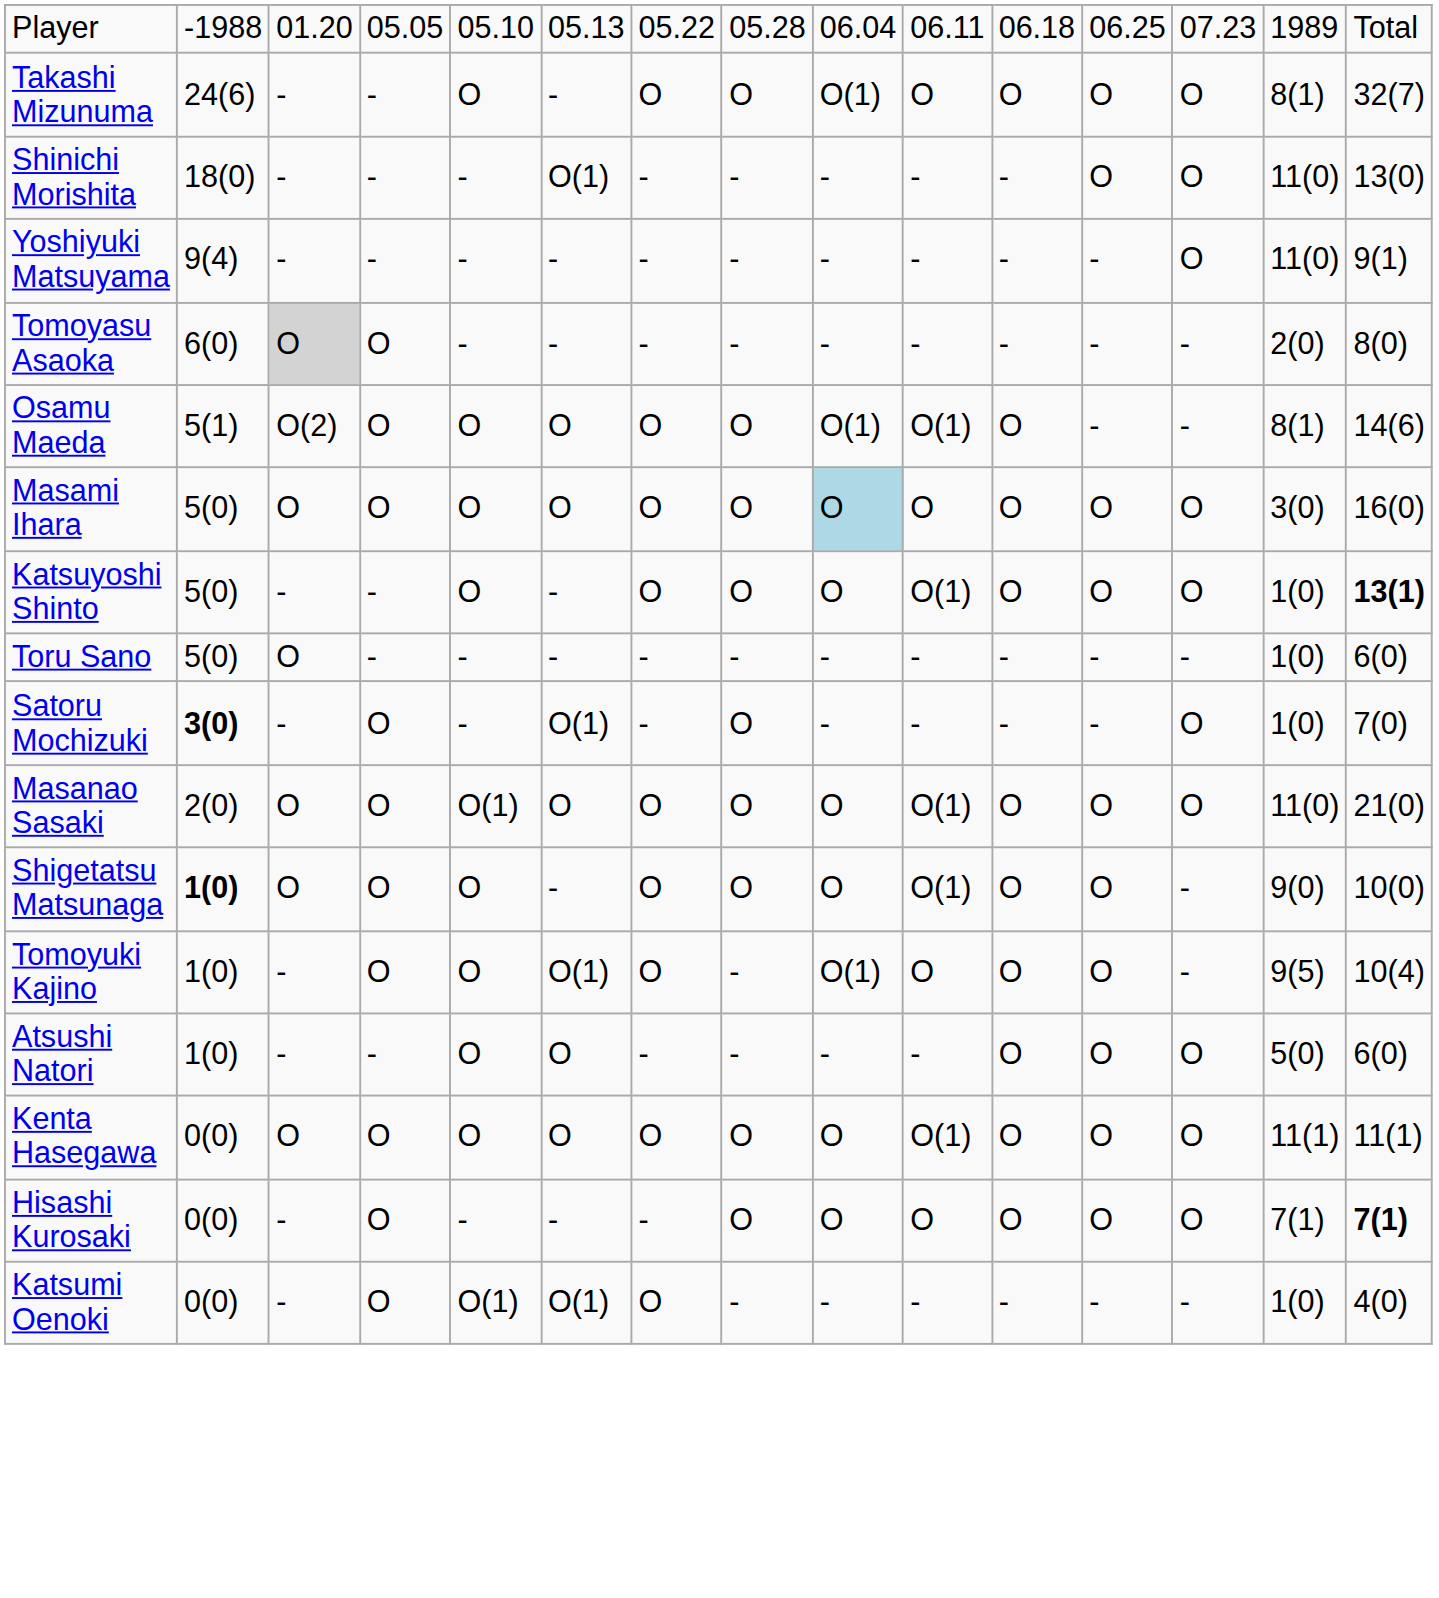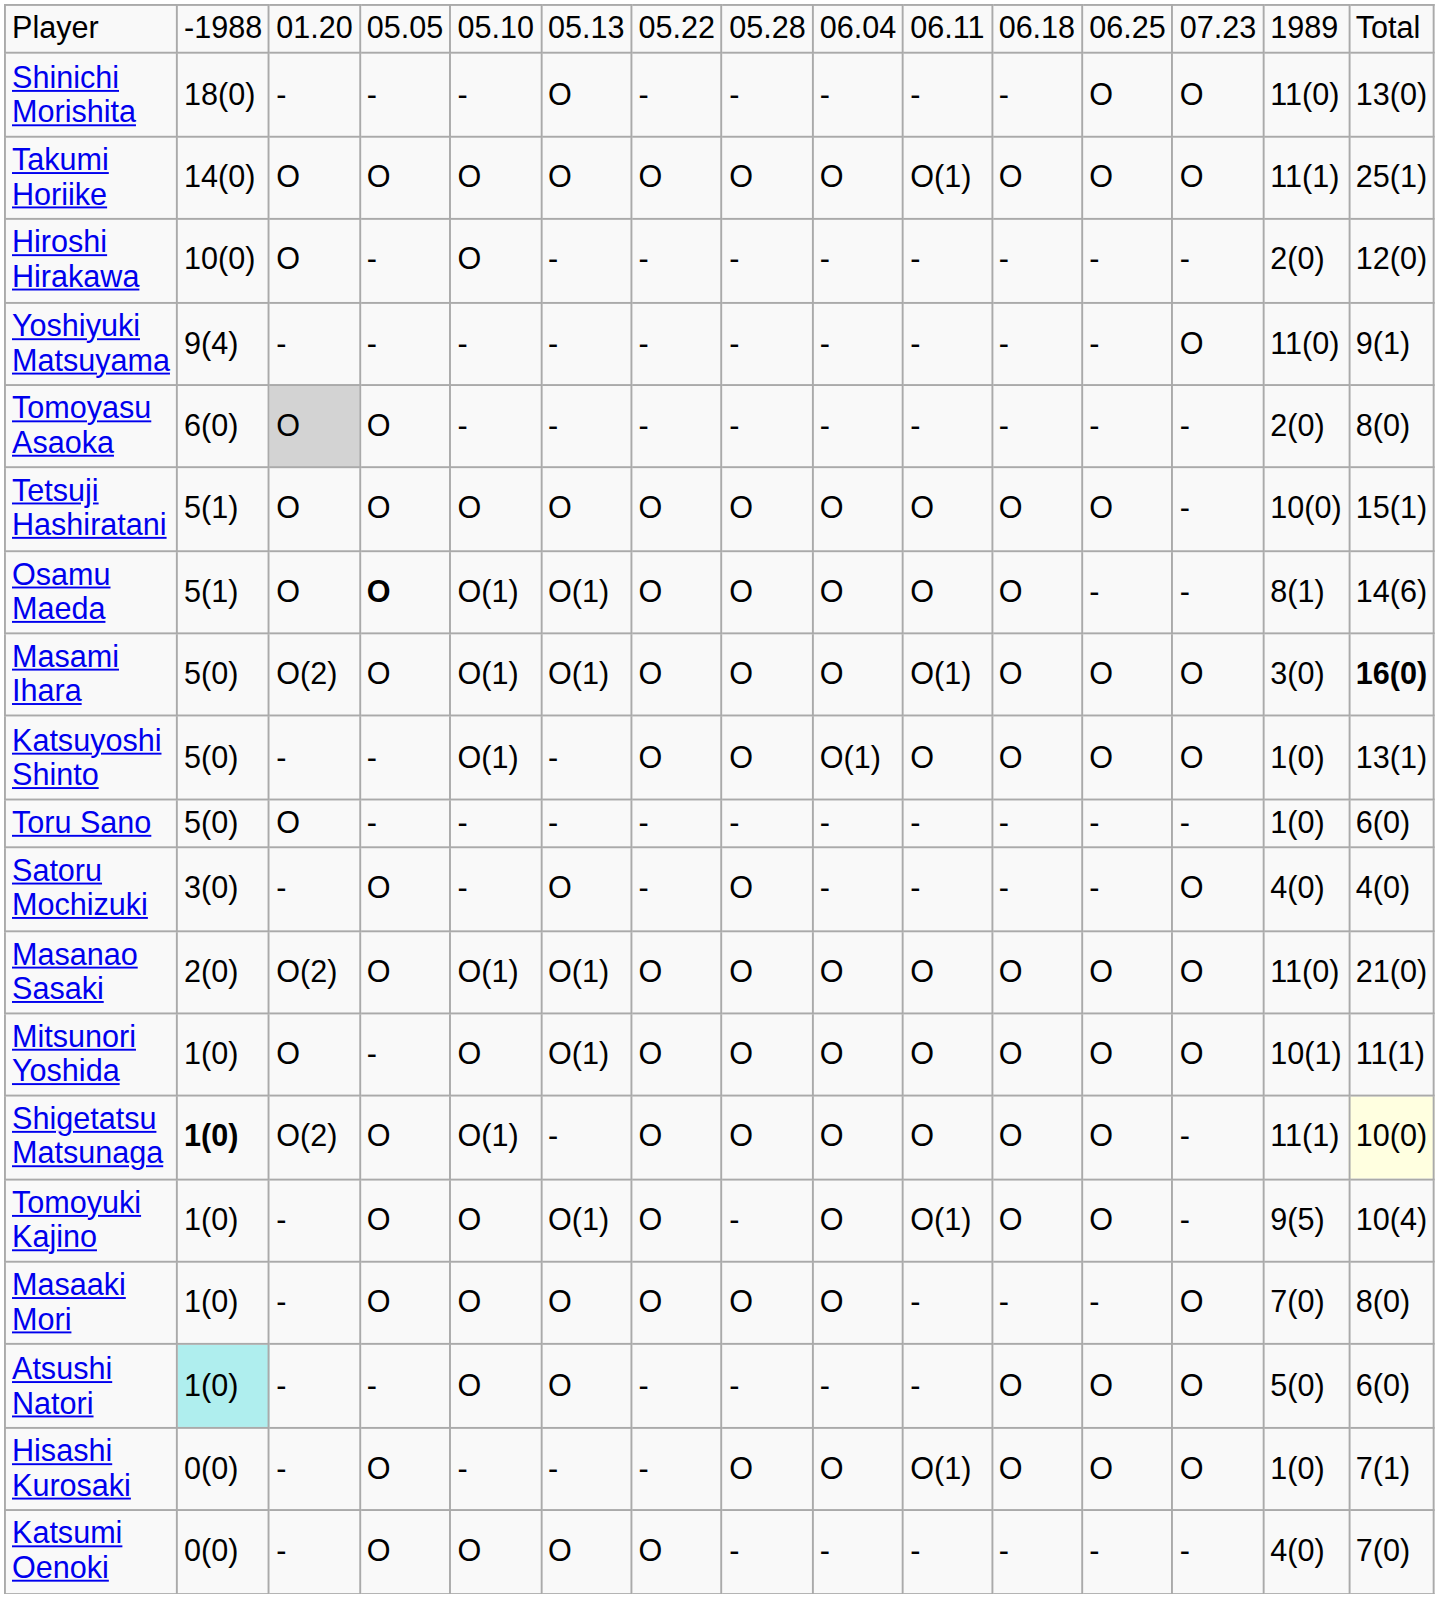- row: (82, 94)
(579, 177) O(1) -> (560, 94) O
+ row: (60, 177)
+ row: (76, 260)
+ row: (89, 508)
(307, 425) O(2) -> (288, 591) O
(379, 425) normal -> (379, 591) bold
(469, 425) O -> (488, 591) O(1)
(560, 425) O -> (579, 591) O(1)
(850, 425) O(1) -> (832, 591) O
(941, 425) O(1) -> (922, 591) O
(288, 508) O -> (307, 674) O(2)
(469, 508) O -> (488, 674) O(1)
(560, 508) O -> (579, 674) O(1)
(832, 508) lightblue background -> (832, 674) no background
(922, 508) O -> (941, 674) O(1)
(1389, 508) normal -> (1391, 674) bold
(469, 591) O -> (488, 757) O(1)
(832, 591) O -> (850, 757) O(1)
(941, 591) O(1) -> (922, 757) O
(1389, 591) bold -> (1391, 757) normal
(211, 722) bold -> (211, 888) normal
(579, 722) O(1) -> (560, 888) O
(1298, 722) 1(0) -> (1298, 888) 4(0)
(1381, 722) 7(0) -> (1383, 888) 4(0)
(288, 805) O -> (307, 971) O(2)
(560, 805) O -> (579, 971) O(1)
(941, 805) O(1) -> (922, 971) O
+ row: (74, 1054)
(288, 888) O -> (307, 1137) O(2)
(469, 888) O -> (488, 1137) O(1)
(941, 888) O(1) -> (922, 1137) O
(1298, 888) 9(0) -> (1305, 1137) 11(1)
(1389, 888) no background -> (1391, 1137) lightyellow background
(850, 971) O(1) -> (832, 1219) O
(922, 971) O -> (941, 1219) O(1)
+ row: (69, 1302)
(211, 1054) no background -> (211, 1385) paleturquoise background
- row: (84, 1137)
(922, 1219) O -> (941, 1468) O(1)
(1298, 1219) 7(1) -> (1298, 1468) 1(0)
(1381, 1219) bold -> (1383, 1468) normal
(488, 1302) O(1) -> (469, 1551) O
(579, 1302) O(1) -> (560, 1551) O
(1298, 1302) 1(0) -> (1298, 1551) 4(0)
(1381, 1302) 4(0) -> (1383, 1551) 7(0)
